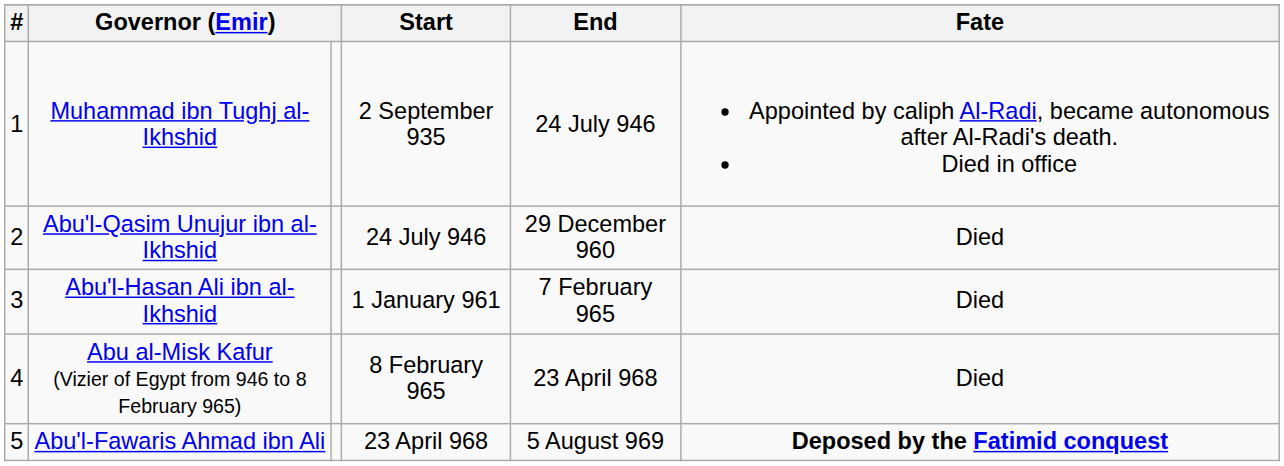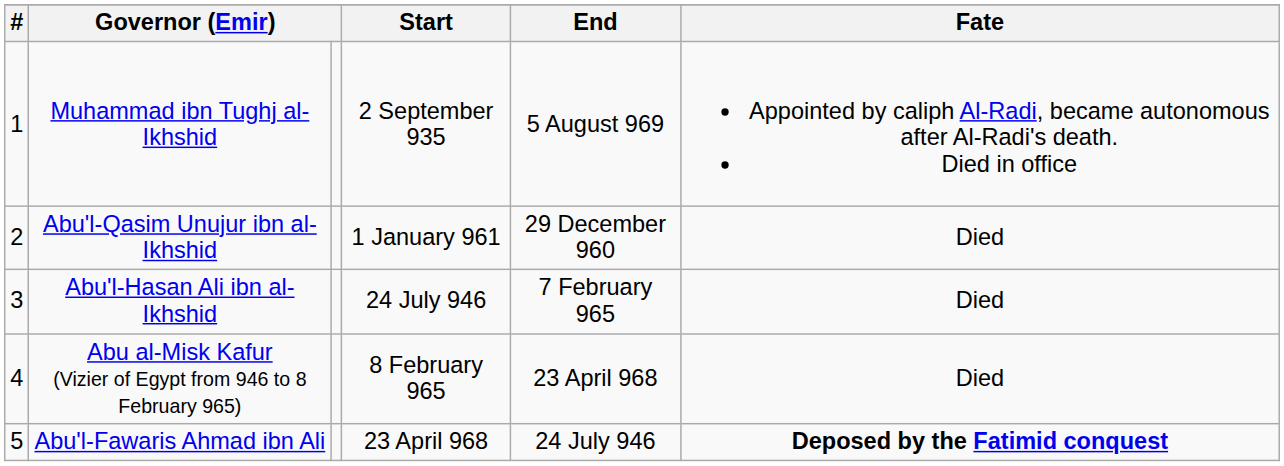(595, 123) 24 July 946 -> (595, 123) 5 August 969
(426, 237) 24 July 946 -> (426, 237) 1 January 961
(426, 301) 1 January 961 -> (426, 301) 24 July 946
(595, 441) 5 August 969 -> (595, 441) 24 July 946
